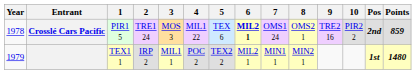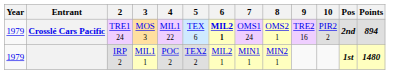- column: (120, 12)
(15, 32) 1978 -> (15, 32) 1979
(397, 32) 859 -> (371, 32) 894
